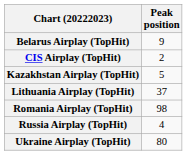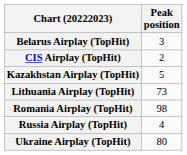(162, 41) 9 -> (162, 41) 3
(162, 91) 37 -> (162, 91) 73
